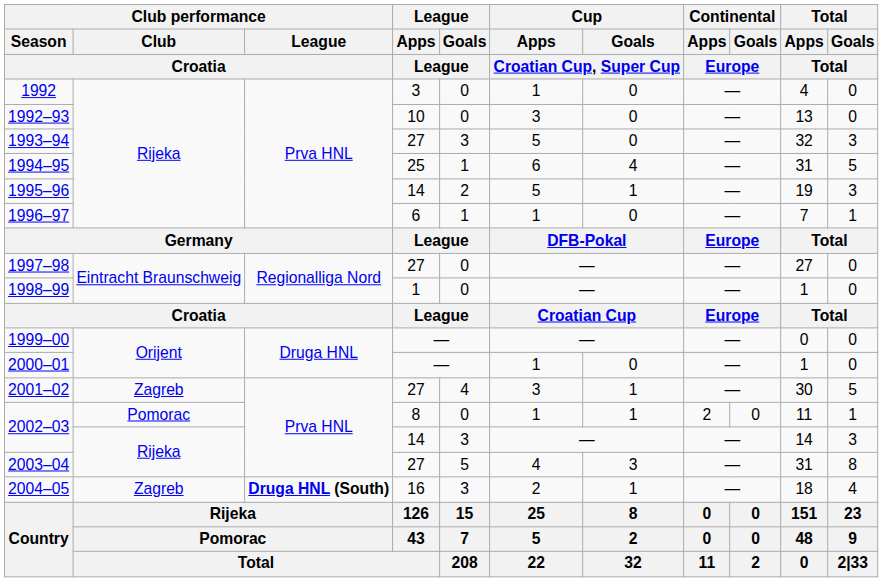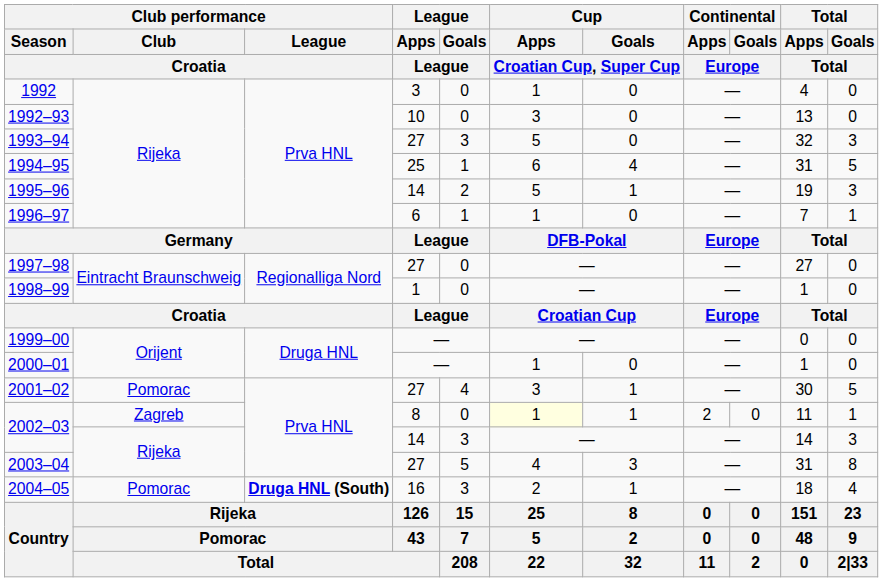(159, 389) Zagreb -> (159, 389) Pomorac
(159, 414) Pomorac -> (159, 414) Zagreb
(536, 414) no background -> (536, 414) lightyellow background
(159, 489) Zagreb -> (159, 489) Pomorac
